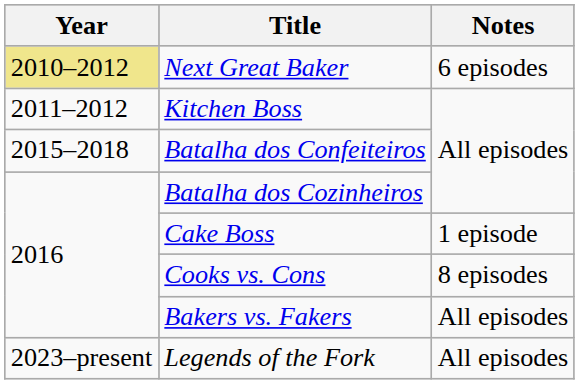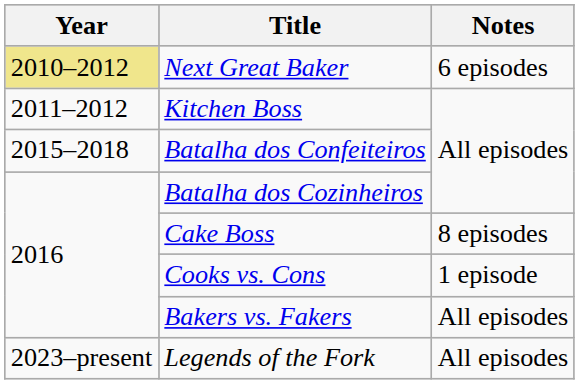(488, 233) 1 episode -> (493, 233) 8 episodes
(493, 274) 8 episodes -> (488, 274) 1 episode
